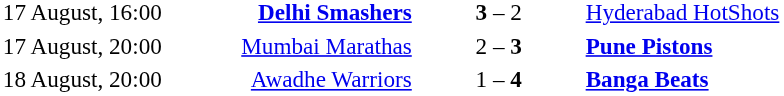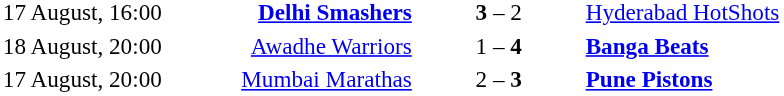rows swapped: (82, 46) <-> (82, 79)
